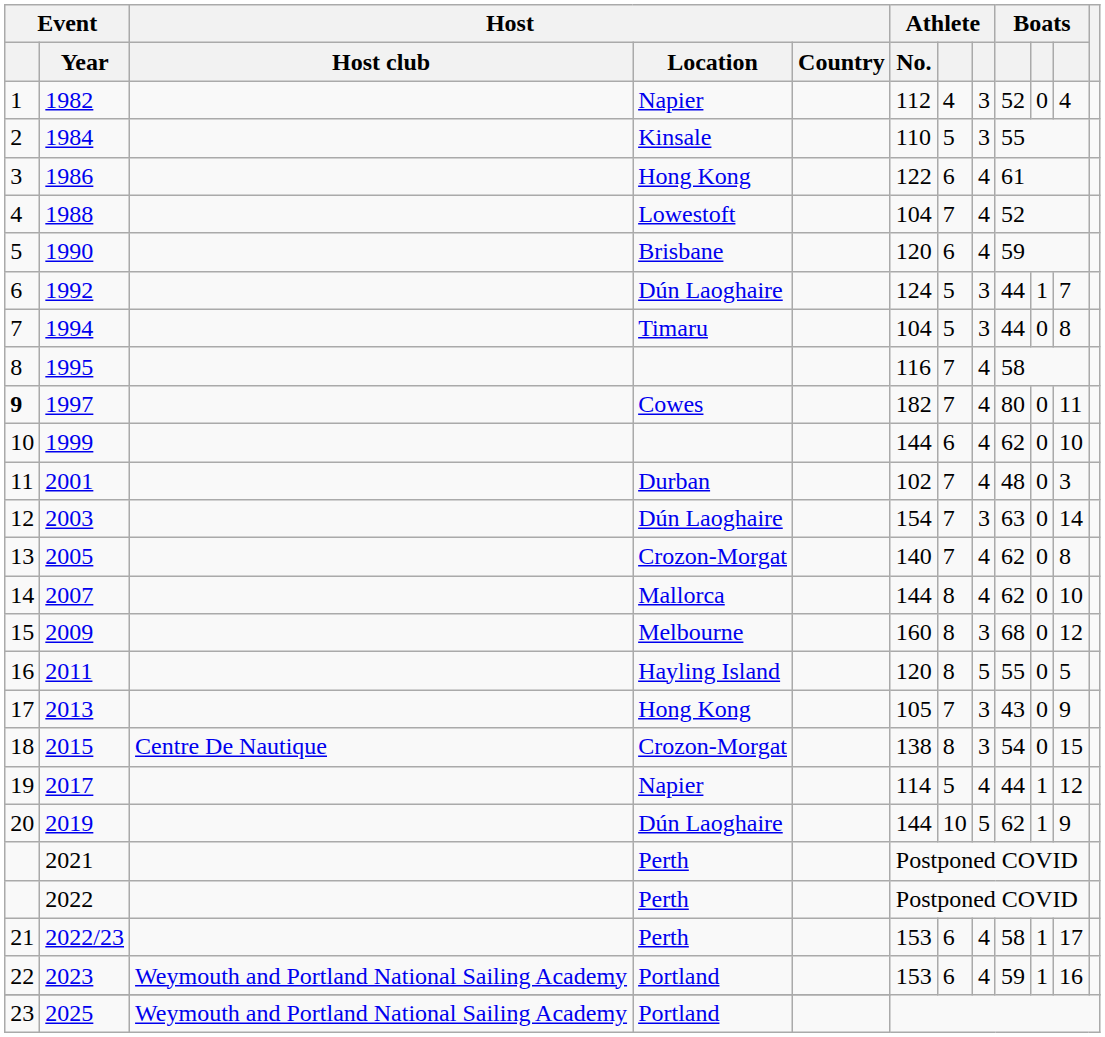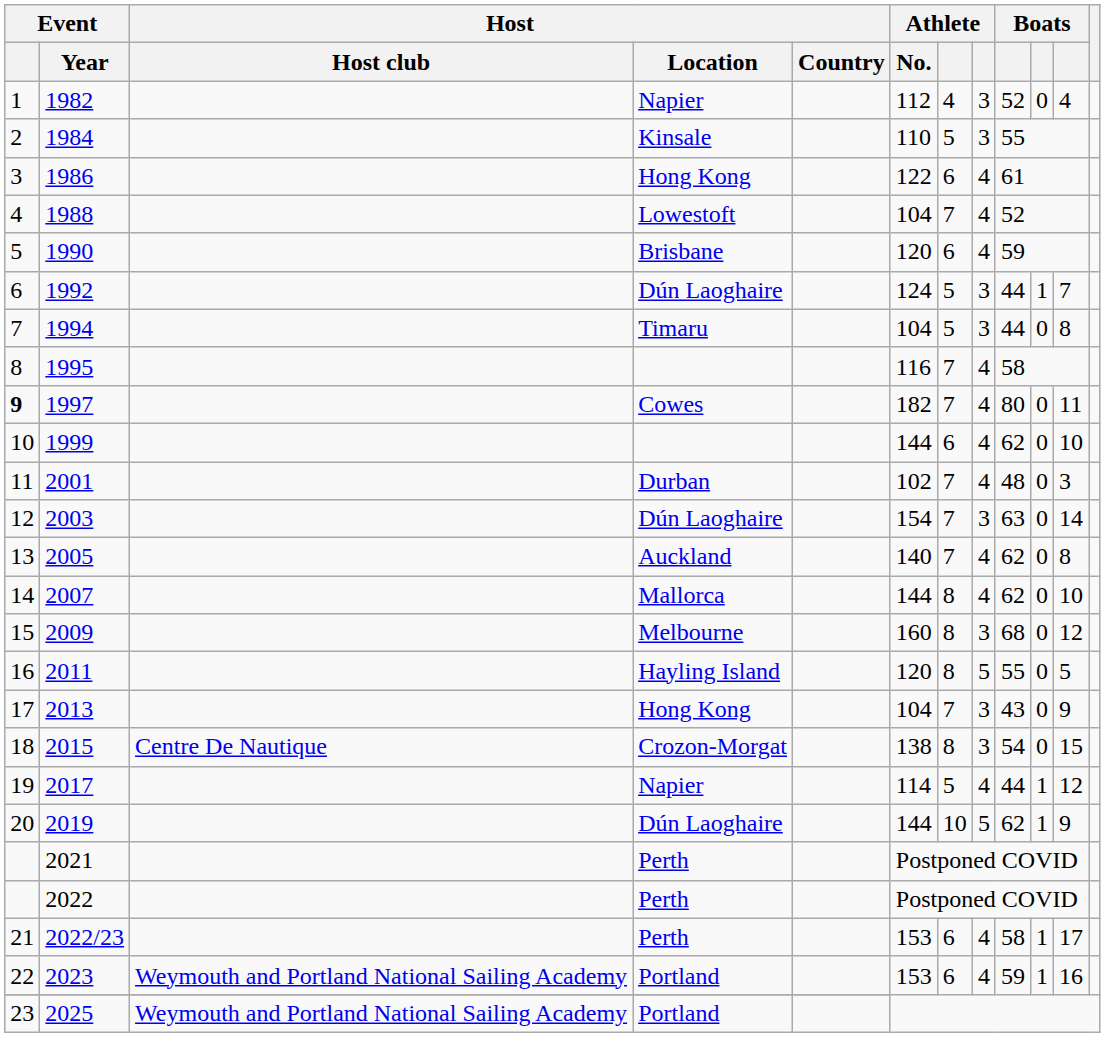(713, 556) Crozon-Morgat -> (685, 556) Auckland
(914, 708) 105 -> (914, 708) 104
